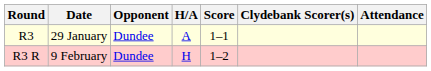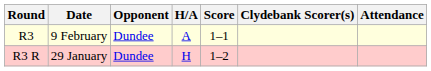(79, 35) 29 January -> (79, 35) 9 February
(79, 55) 9 February -> (79, 55) 29 January
